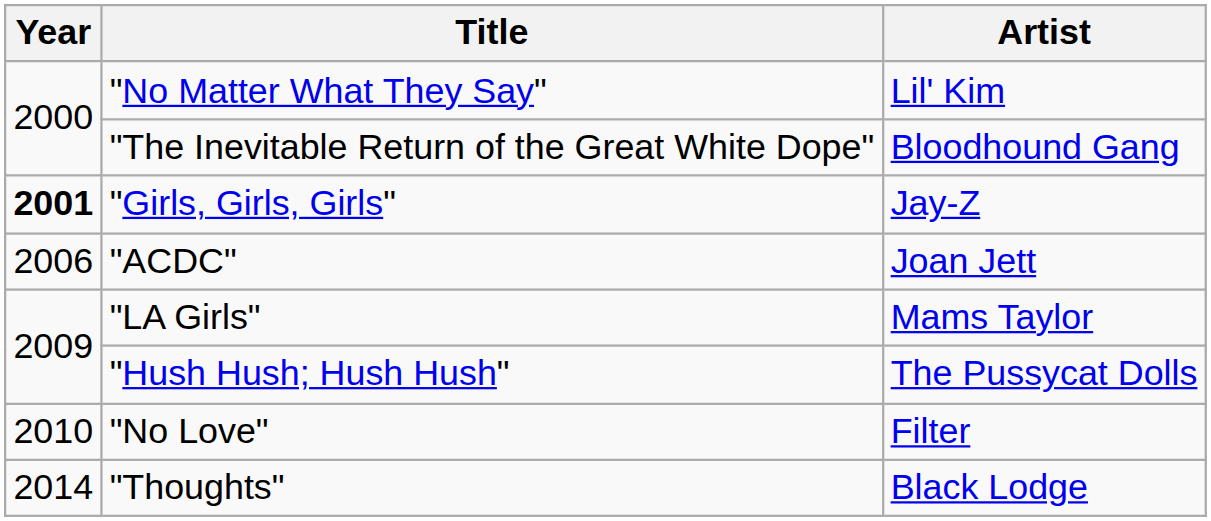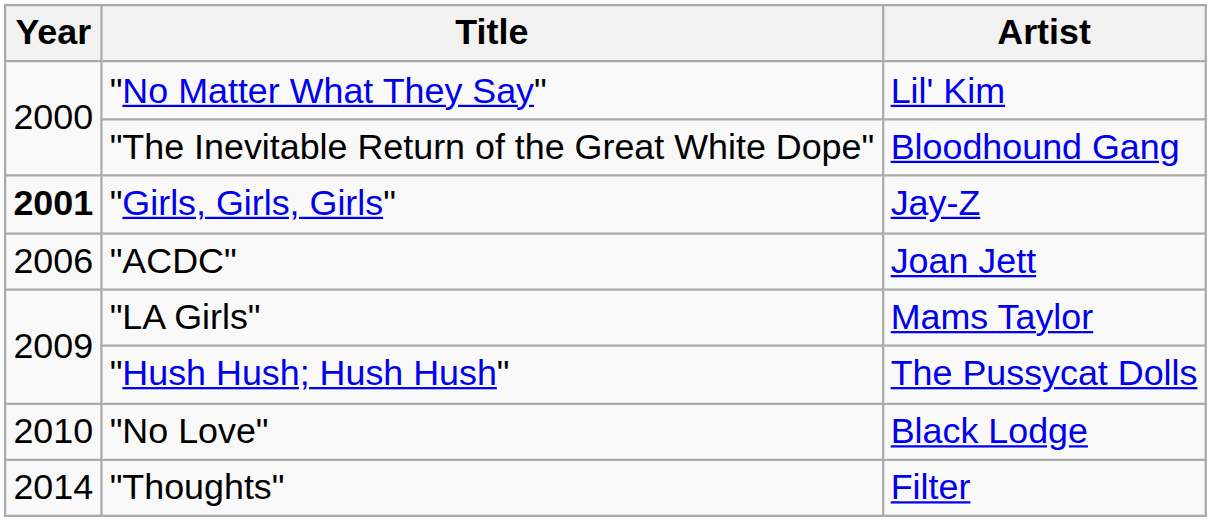(931, 430) Filter -> (989, 430) Black Lodge
(989, 487) Black Lodge -> (931, 487) Filter
